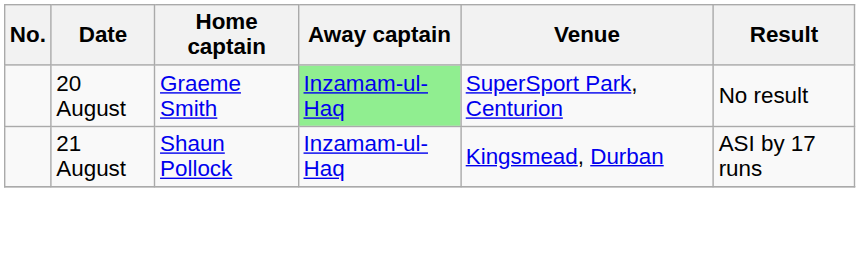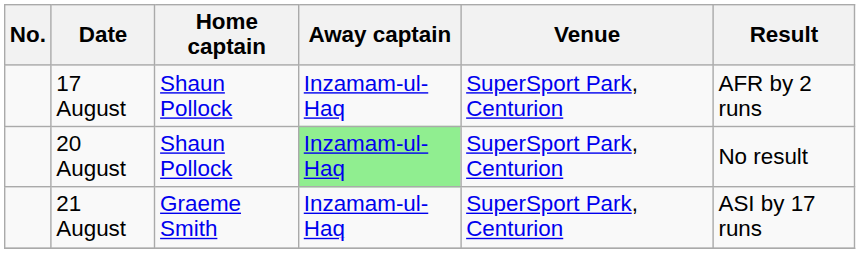+ row: (91, 95)
(200, 95) Graeme Smith -> (196, 156) Shaun Pollock
(196, 156) Shaun Pollock -> (201, 217) Graeme Smith
(565, 156) Kingsmead, Durban -> (552, 217) SuperSport Park, Centurion
